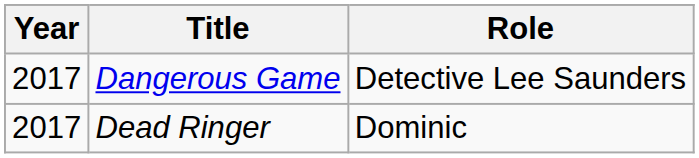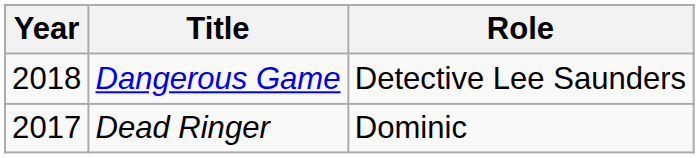(47, 78) 2017 -> (47, 78) 2018
